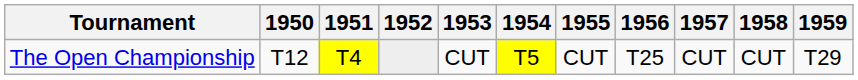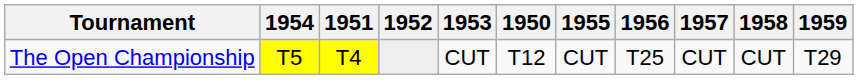columns swapped: (289, 22) <-> (526, 22)
